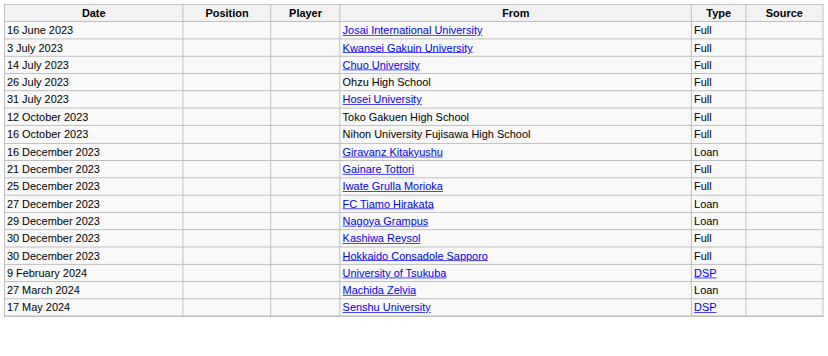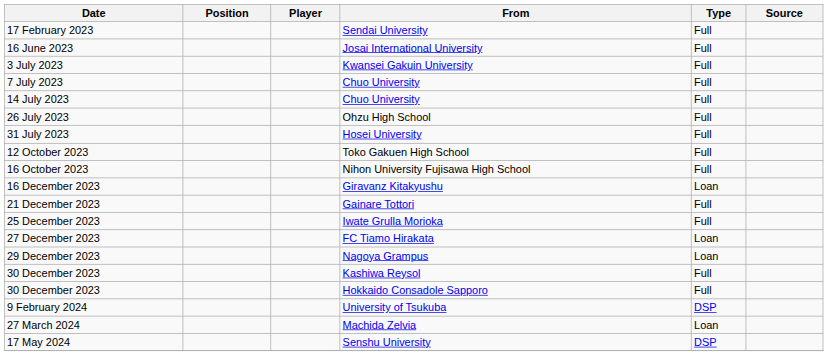+ row: (50, 31)
+ row: (35, 83)
